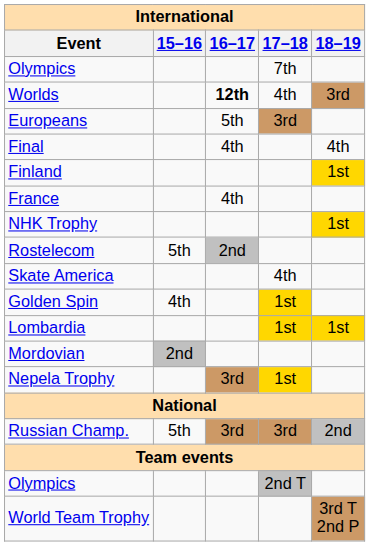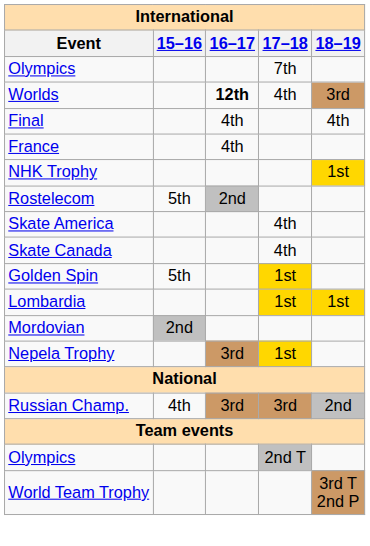- row: (48, 120)
- row: (35, 172)
+ row: (60, 250)
(179, 302) 4th -> (179, 276) 5th
(179, 431) 5th -> (179, 405) 4th
